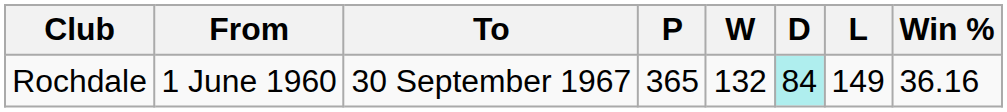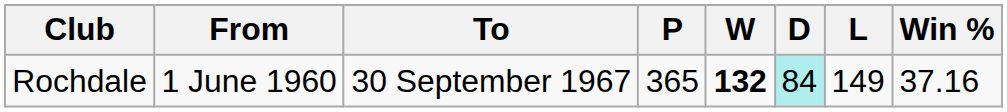(740, 80) normal -> (740, 80) bold
(939, 80) 36.16 -> (939, 80) 37.16
